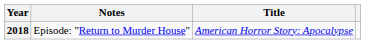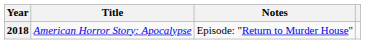columns swapped: (274, 13) <-> (112, 13)
